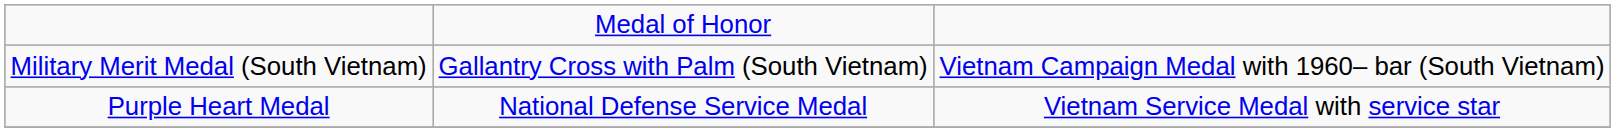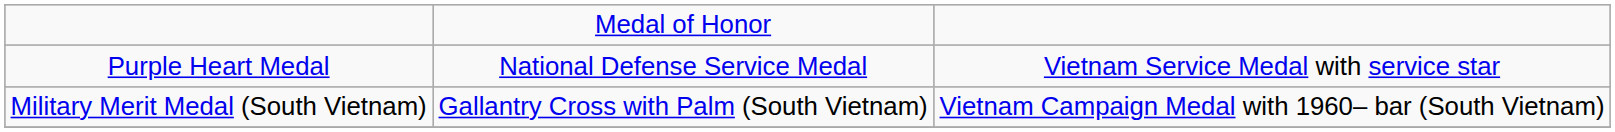rows swapped: (219, 106) <-> (219, 65)
